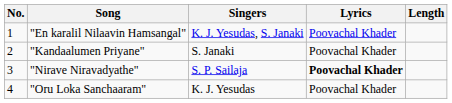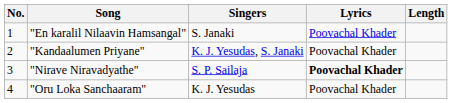(248, 32) K. J. Yesudas, S. Janaki -> (213, 32) S. Janaki
(213, 51) S. Janaki -> (248, 51) K. J. Yesudas, S. Janaki
